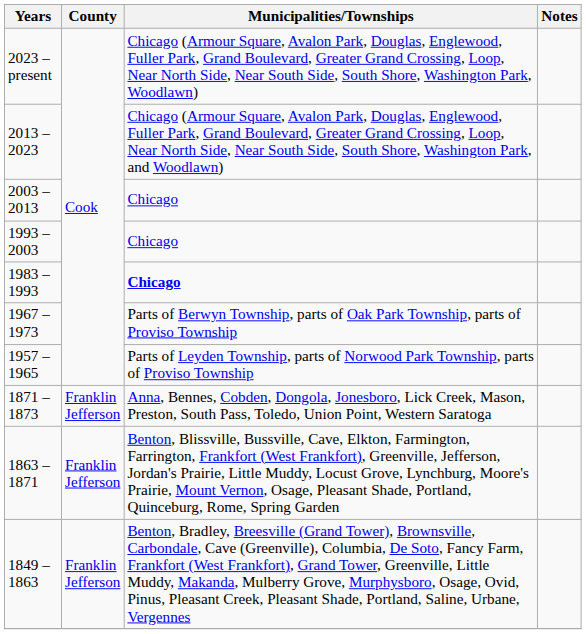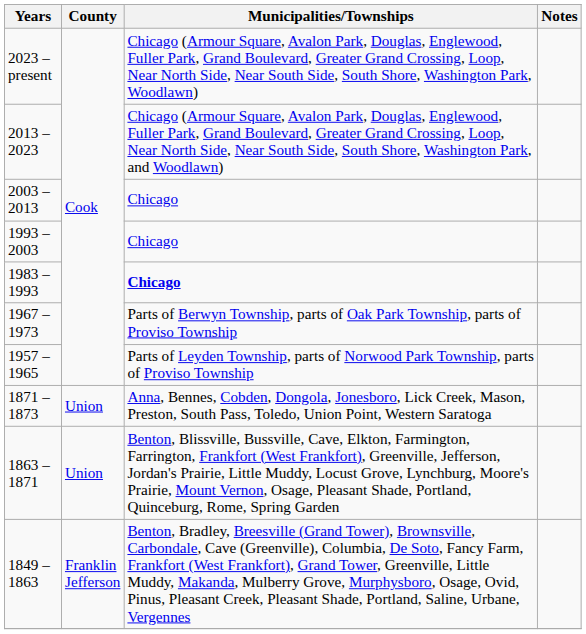(93, 406) Franklin Jefferson -> (84, 406) Union
(93, 472) Franklin Jefferson -> (84, 472) Union
